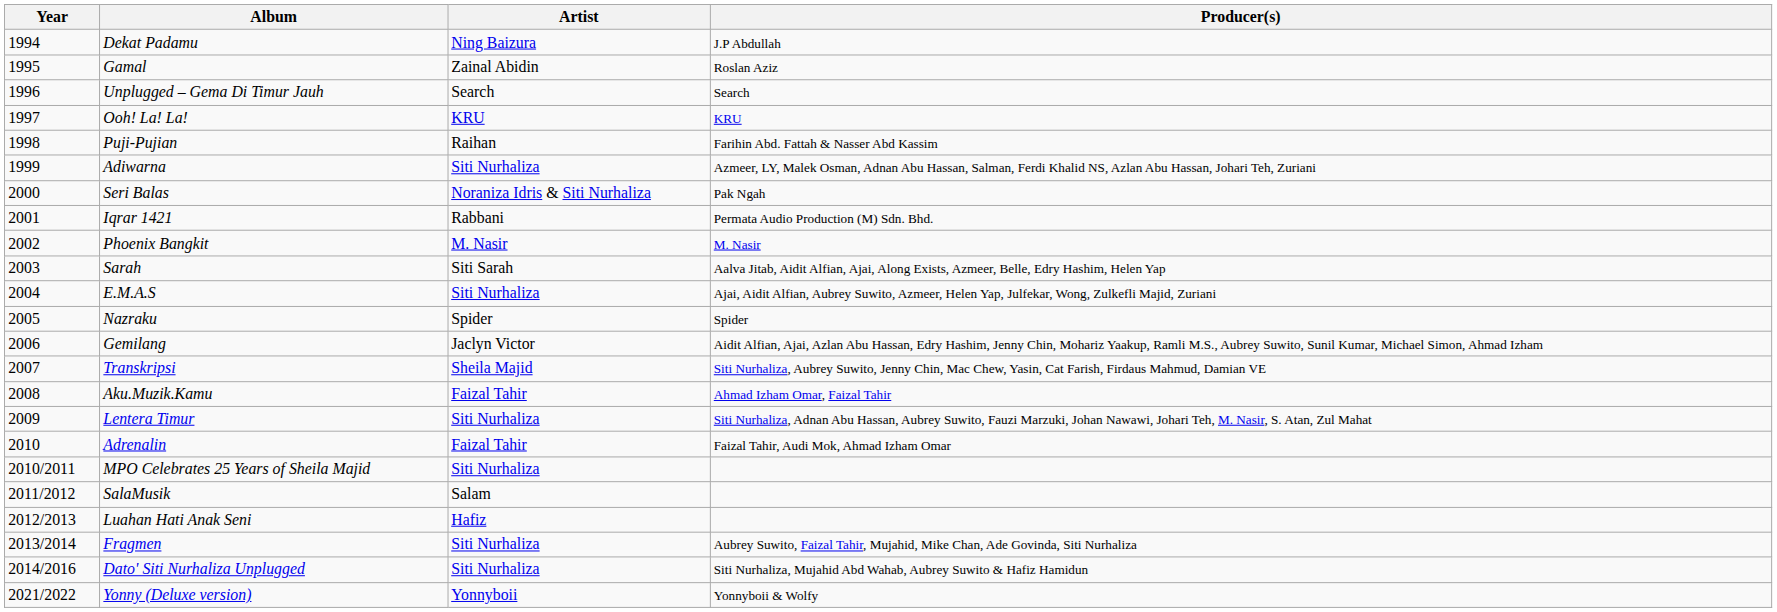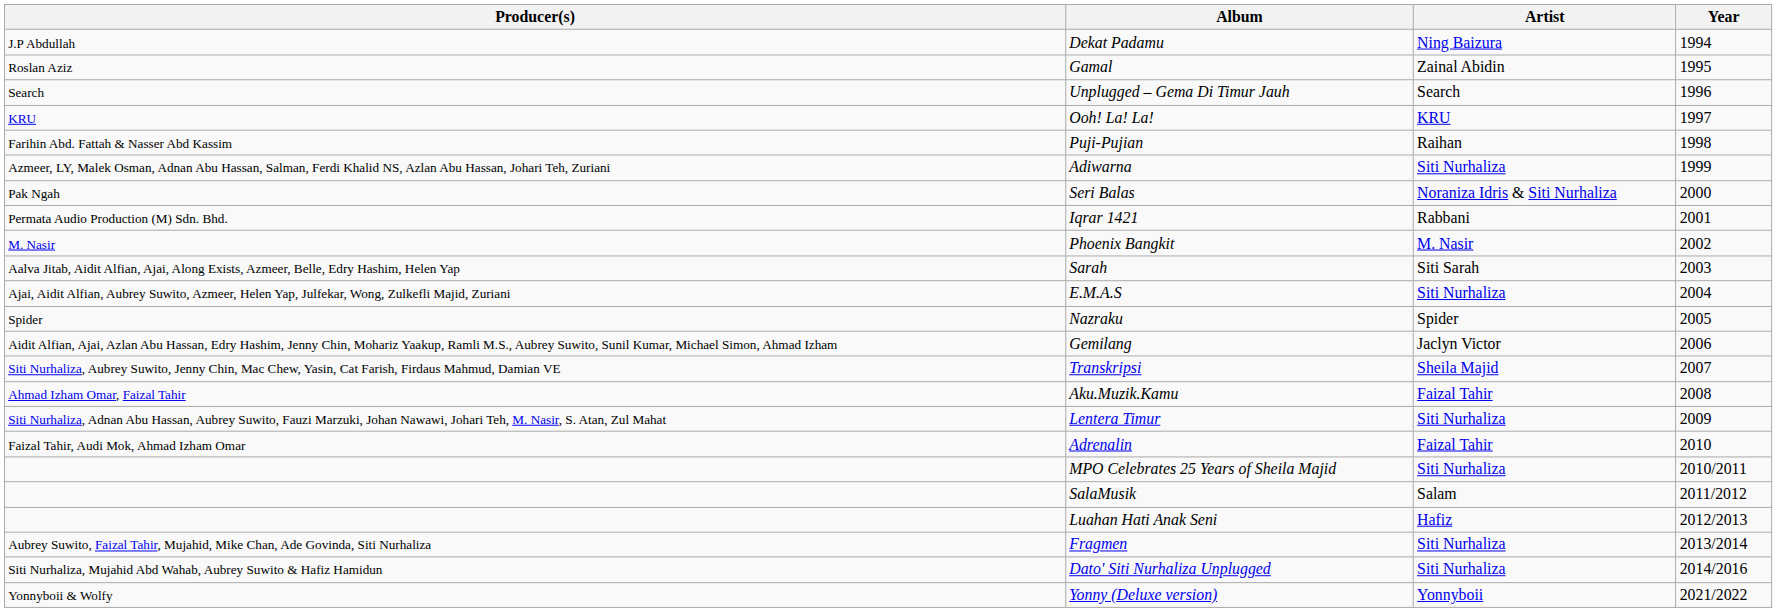columns swapped: (52, 17) <-> (1241, 17)
